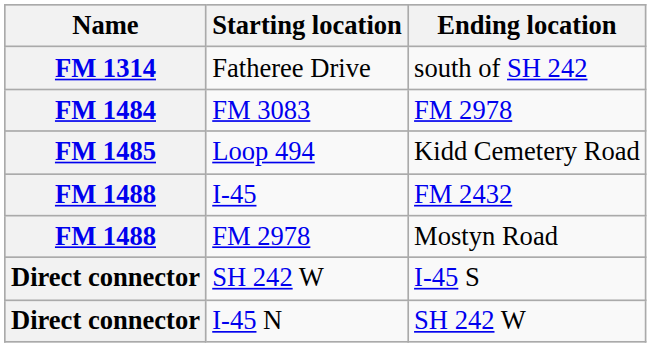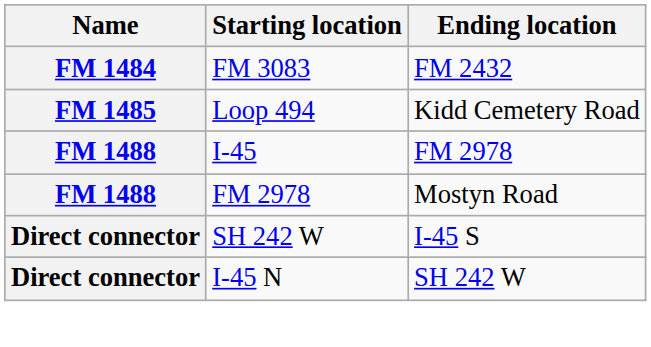- row: (292, 67)
(463, 109) FM 2978 -> (463, 67) FM 2432
(463, 194) FM 2432 -> (463, 151) FM 2978
